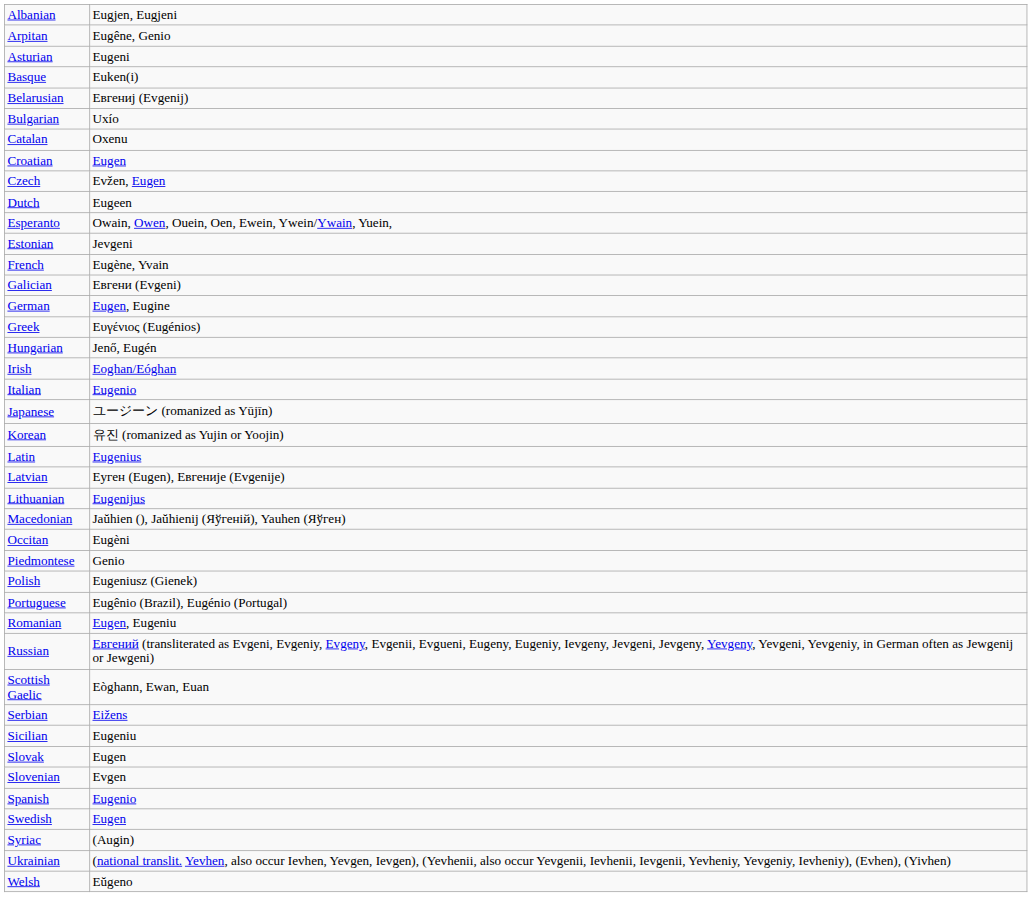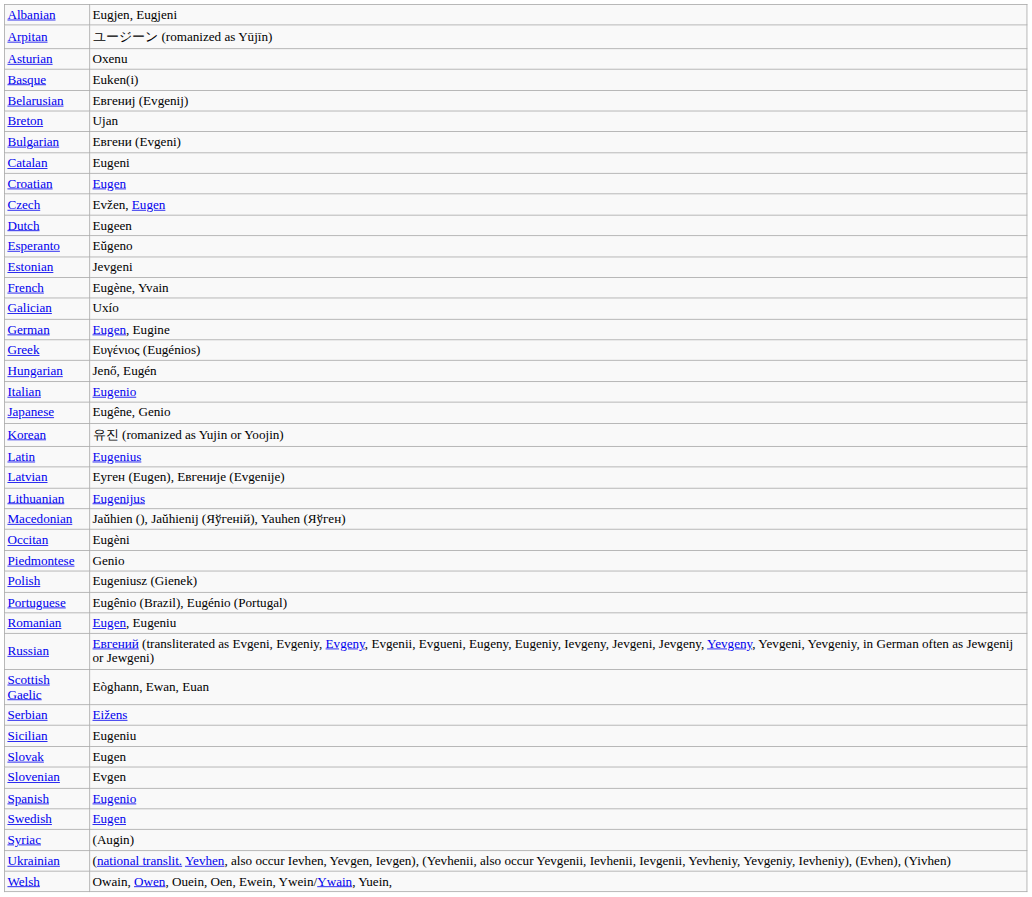(131, 35) Eugêne, Genio -> (182, 36) ユージーン (romanized as Yūjīn)
(111, 56) Eugeni -> (110, 58) Oxenu
+ row: (25, 121)
(106, 118) Uxío -> (137, 142) Евгени (Evgeni)
(110, 139) Oxenu -> (111, 163) Eugeni
(242, 222) Owain, Owen, Ouein, Oen, Ewein, Ywein/Ywain, Yuein, -> (113, 246) Eŭgeno
(137, 285) Евгени (Evgeni) -> (106, 308) Uxío
- row: (19, 368)
(182, 411) ユージーン (romanized as Yūjīn) -> (131, 412) Eugêne, Genio
(113, 881) Eŭgeno -> (242, 881) Owain, Owen, Ouein, Oen, Ewein, Ywein/Ywain, Yuein,
